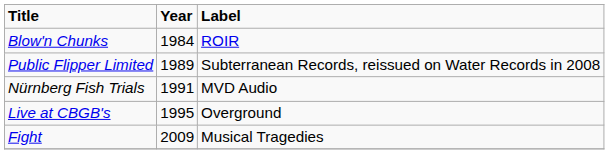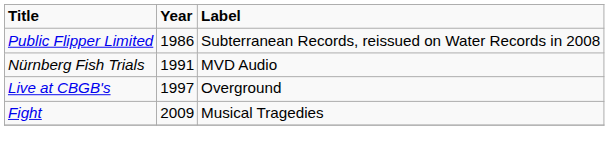- row: (58, 40)
(177, 64) 1989 -> (177, 40) 1986
(177, 112) 1995 -> (177, 88) 1997
